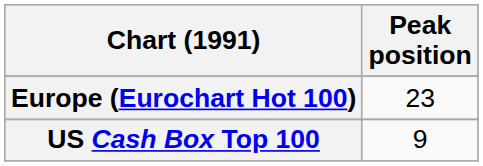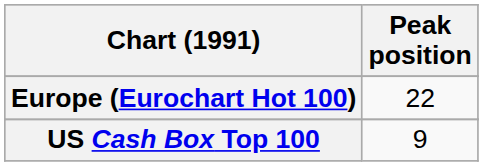(420, 97) 23 -> (420, 97) 22
